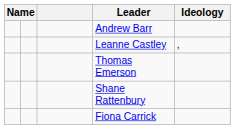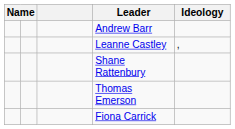rows swapped: (120, 94) <-> (116, 67)
